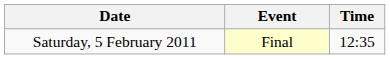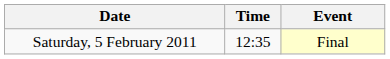columns swapped: (357, 16) <-> (277, 16)
